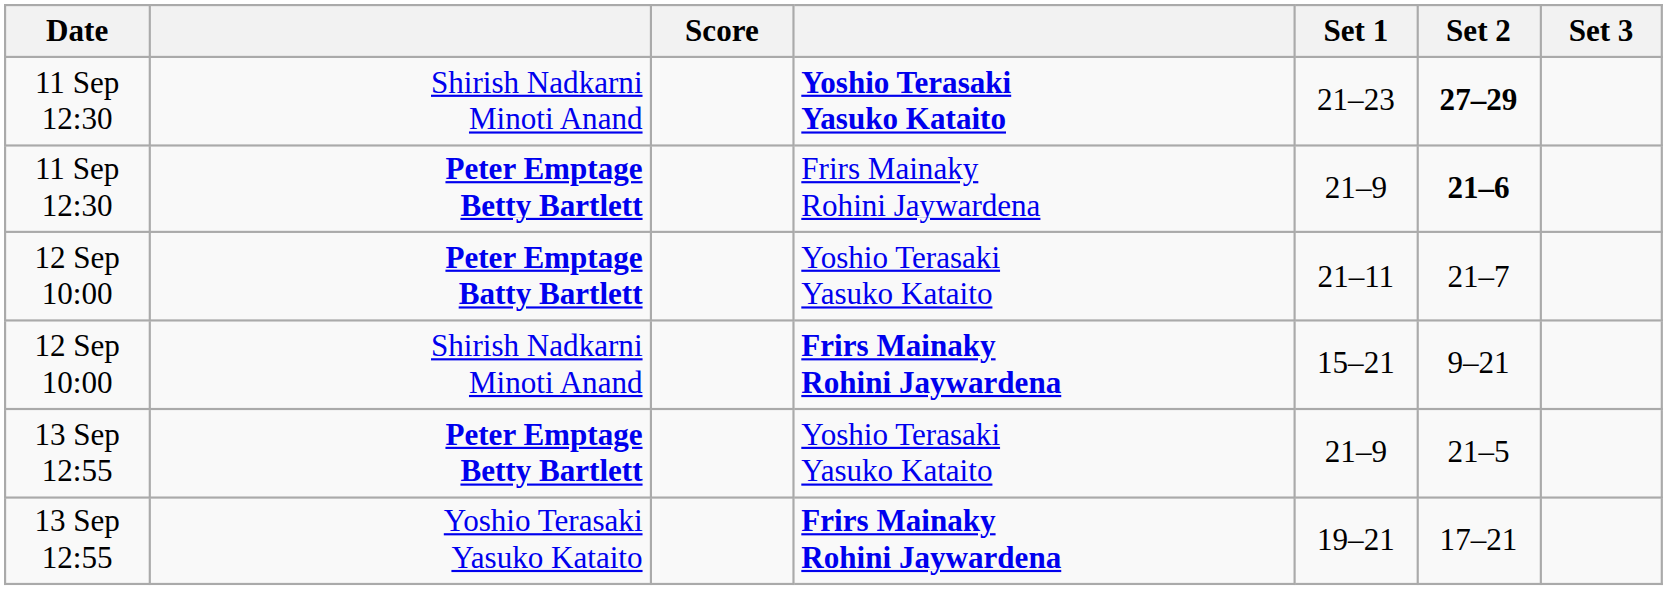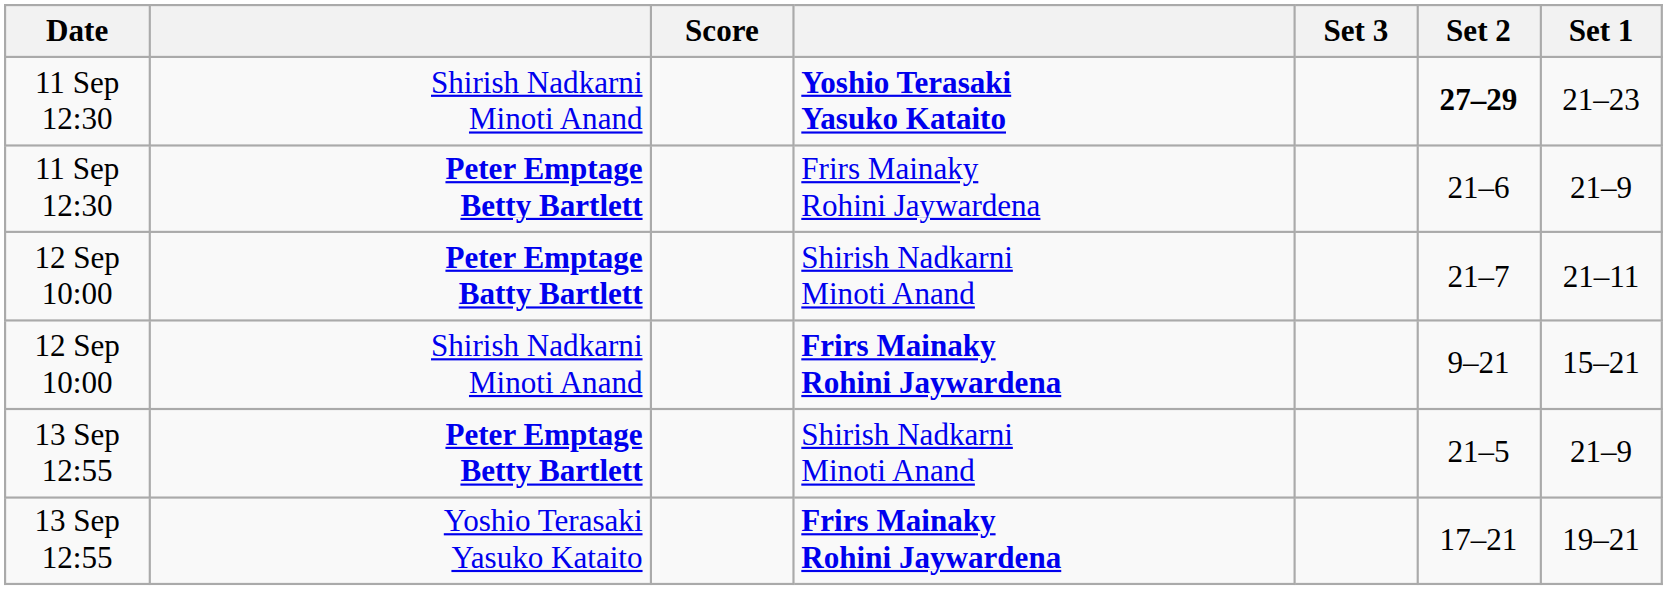columns swapped: (1356, 30) <-> (1601, 30)
(1478, 188) bold -> (1478, 188) normal
(901, 276) Yoshio Terasaki Yasuko Kataito -> (907, 276) Shirish Nadkarni Minoti Anand
(901, 452) Yoshio Terasaki Yasuko Kataito -> (907, 452) Shirish Nadkarni Minoti Anand
